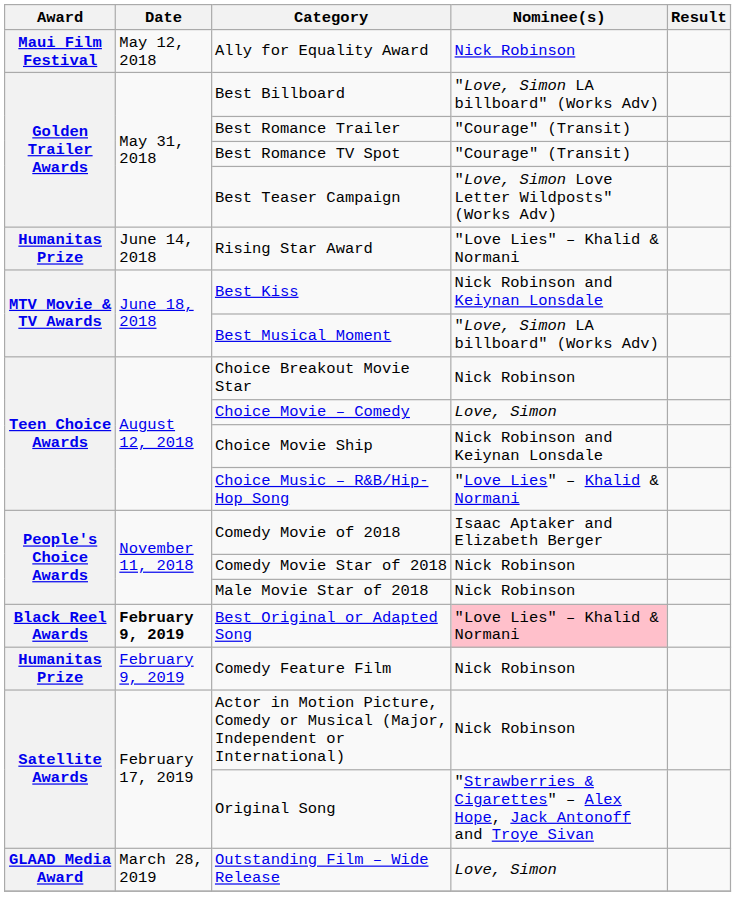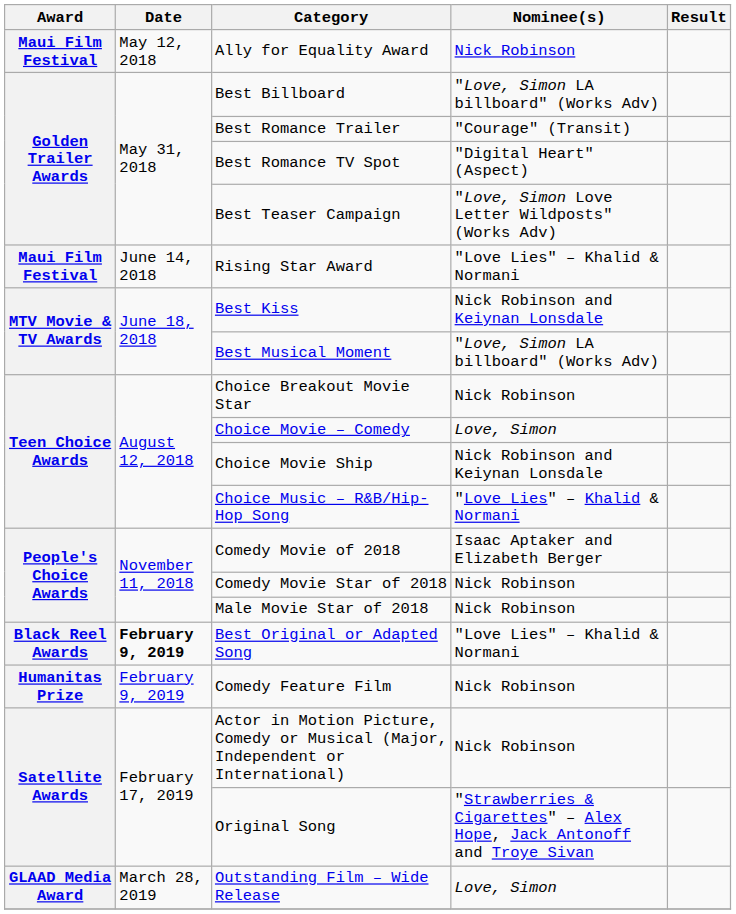(543, 154) "Courage" (Transit) -> (524, 163) "Digital Heart" (Aspect)
(60, 249) Humanitas Prize -> (60, 267) Maui Film Festival
(557, 626) pink background -> (557, 644) no background
